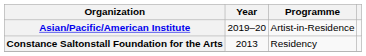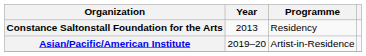rows swapped: (115, 28) <-> (115, 43)
